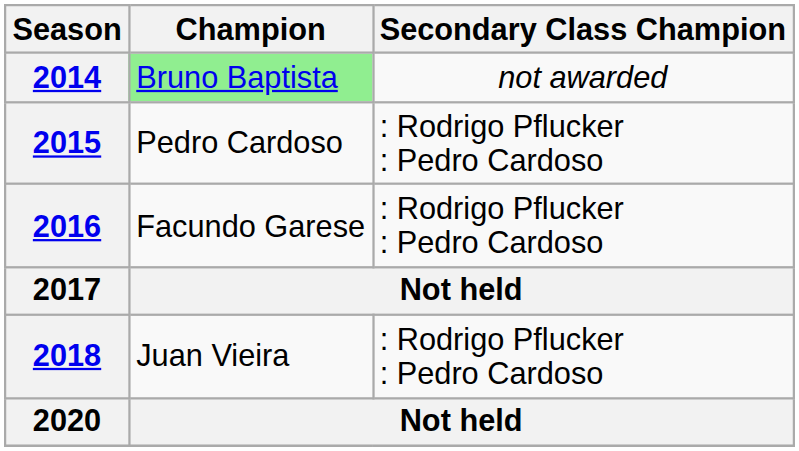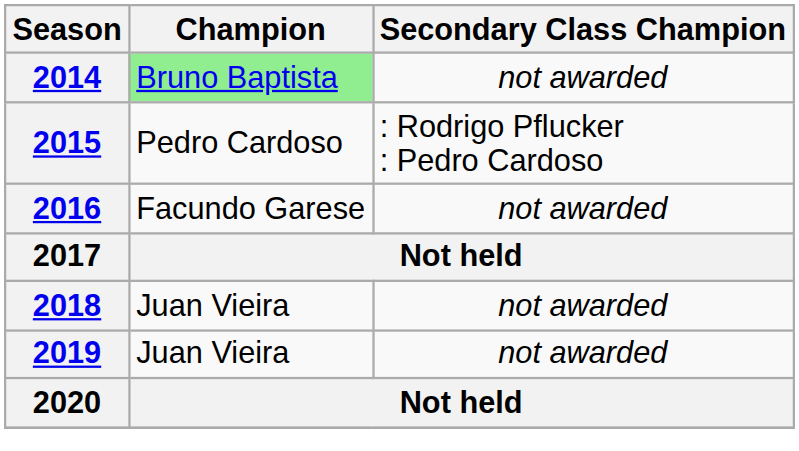(502, 225) : Rodrigo Pflucker : Pedro Cardoso -> (583, 208) not awarded
(502, 356) : Rodrigo Pflucker : Pedro Cardoso -> (583, 305) not awarded
+ row: (67, 354)
